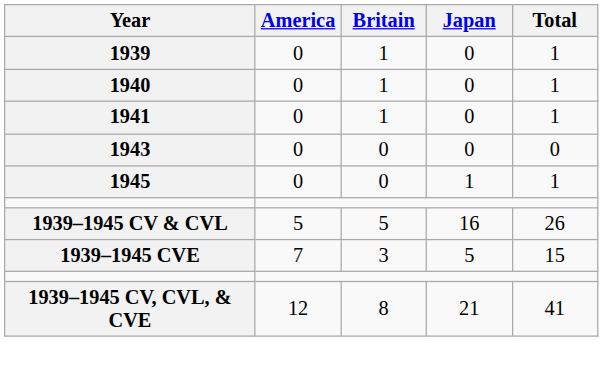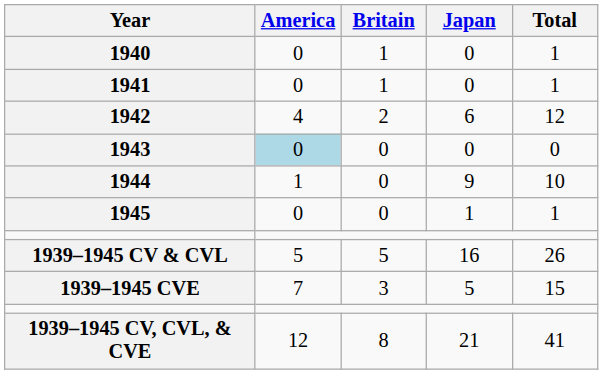- row: (130, 52)
+ row: (130, 117)
(298, 149) no background -> (298, 149) lightblue background
+ row: (130, 181)
